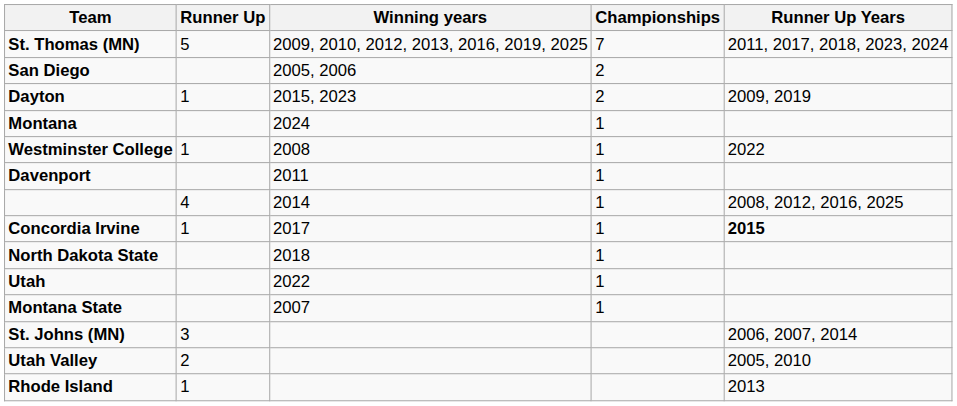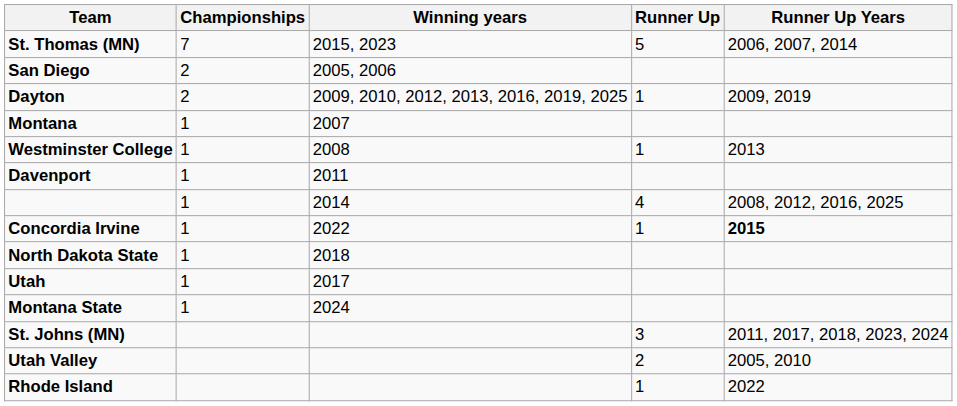columns swapped: (658, 17) <-> (223, 17)
(430, 44) 2009, 2010, 2012, 2013, 2016, 2019, 2025 -> (354, 44) 2015, 2023
(838, 44) 2011, 2017, 2018, 2023, 2024 -> (793, 44) 2006, 2007, 2014
(315, 96) 2015, 2023 -> (470, 96) 2009, 2010, 2012, 2013, 2016, 2019, 2025
(292, 123) 2024 -> (331, 123) 2007
(746, 149) 2022 -> (746, 149) 2013
(292, 228) 2017 -> (331, 228) 2022
(292, 281) 2022 -> (331, 281) 2017
(292, 307) 2007 -> (331, 307) 2024
(793, 334) 2006, 2007, 2014 -> (838, 334) 2011, 2017, 2018, 2023, 2024
(746, 387) 2013 -> (746, 387) 2022
